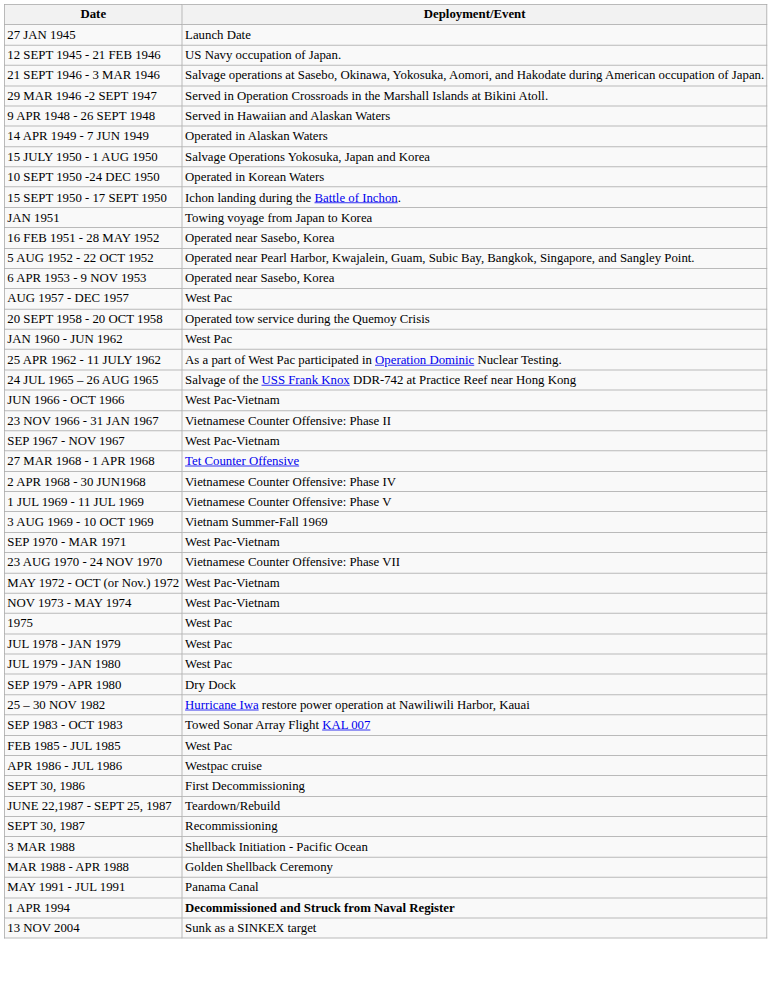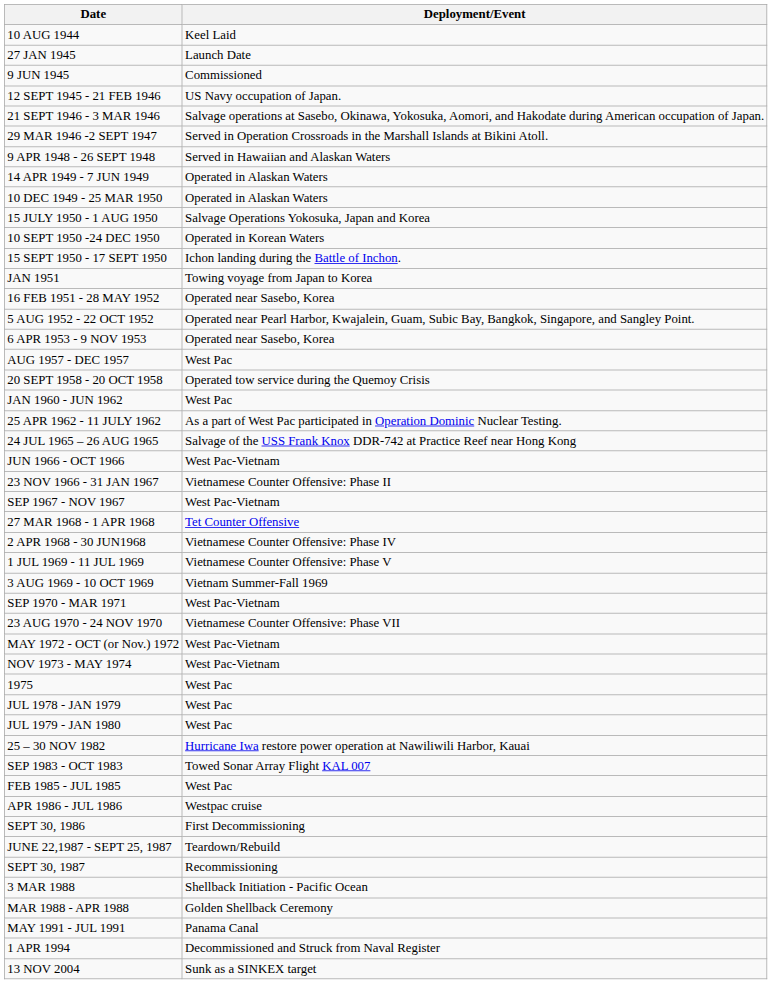+ row: (43, 34)
+ row: (38, 75)
+ row: (85, 197)
- row: (64, 684)
(320, 907) bold -> (313, 948) normal
